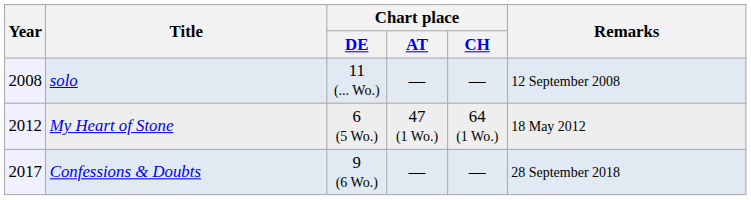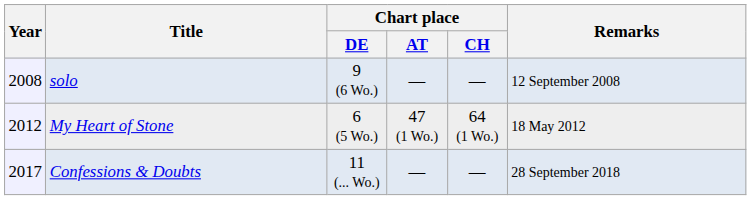(357, 80) 11 (... Wo.) -> (357, 80) 9 (6 Wo.)
(357, 171) 9 (6 Wo.) -> (357, 171) 11 (... Wo.)
